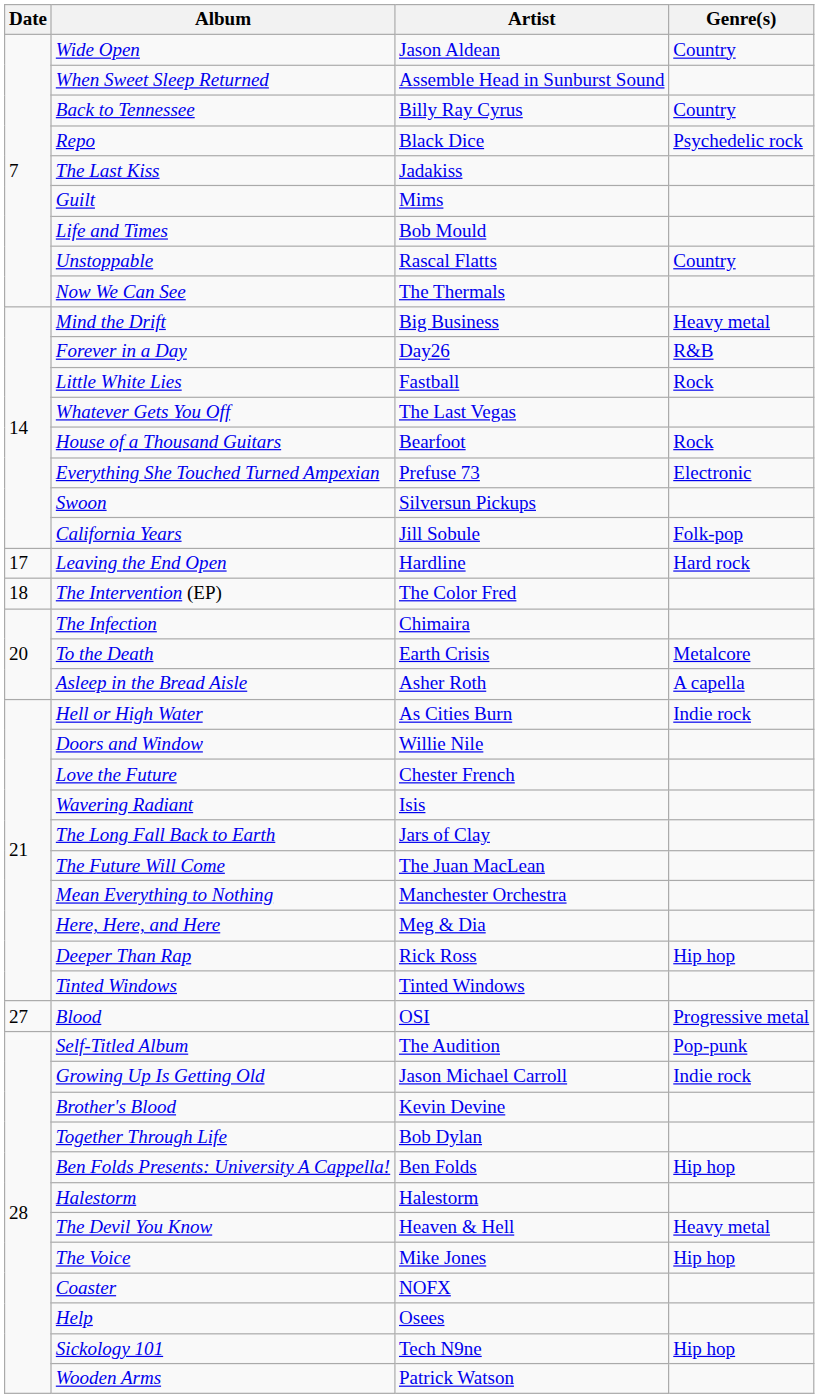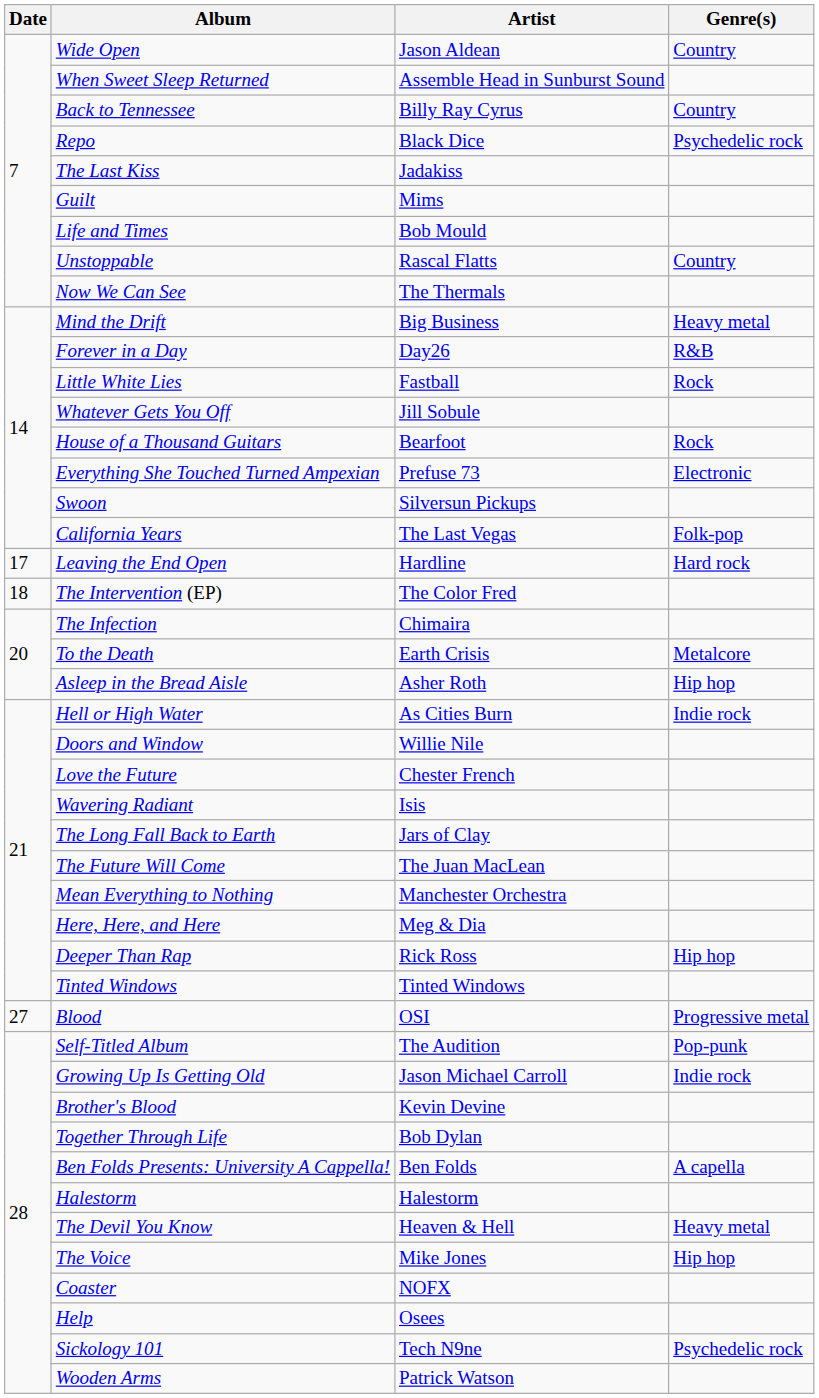(458, 412) The Last Vegas -> (439, 412) Jill Sobule
(439, 532) Jill Sobule -> (458, 532) The Last Vegas
(709, 683) A capella -> (704, 683) Hip hop
(704, 1167) Hip hop -> (709, 1167) A capella
(704, 1348) Hip hop -> (738, 1348) Psychedelic rock
